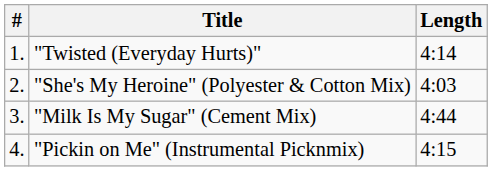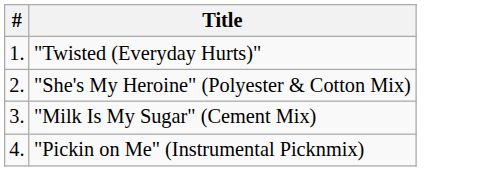- column: (451, 20)
